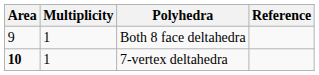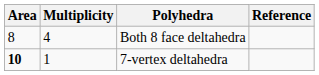(11, 37) 9 -> (11, 37) 8
(47, 37) 1 -> (47, 37) 4
